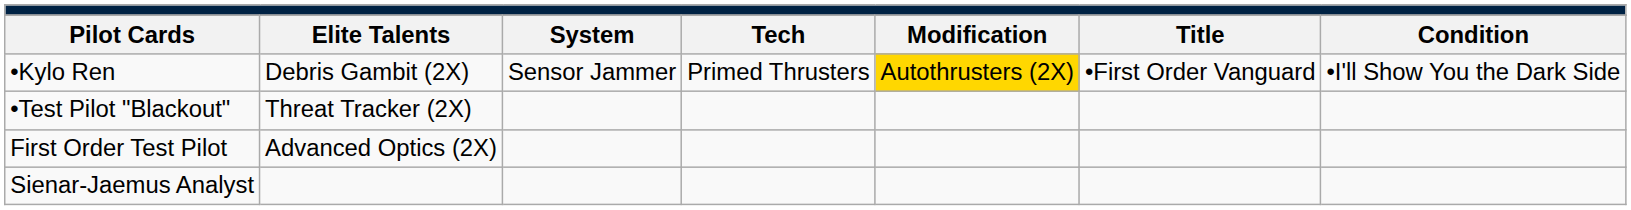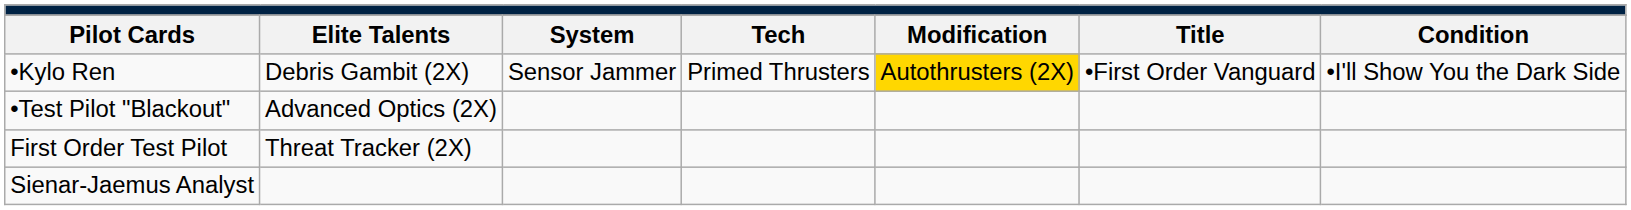(368, 110) Threat Tracker (2X) -> (381, 110) Advanced Optics (2X)
(381, 147) Advanced Optics (2X) -> (368, 147) Threat Tracker (2X)
